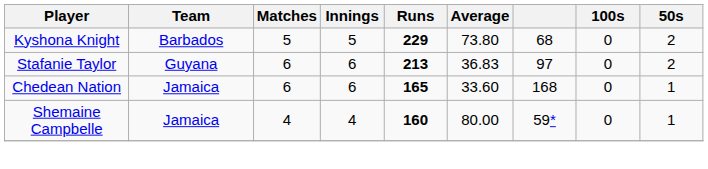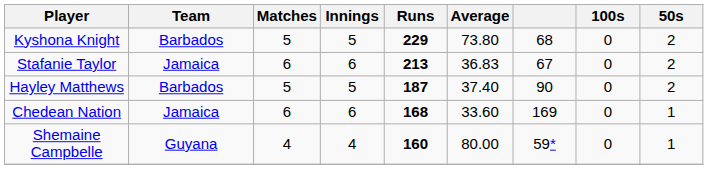(191, 64) Guyana -> (191, 64) Jamaica
(545, 64) 97 -> (545, 64) 67
+ row: (67, 87)
(415, 87) 165 -> (415, 111) 168
(545, 87) 168 -> (545, 111) 169
(191, 120) Jamaica -> (191, 144) Guyana
